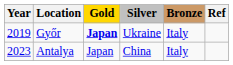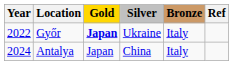(19, 32) 2019 -> (19, 32) 2022
(19, 51) 2023 -> (19, 51) 2024
